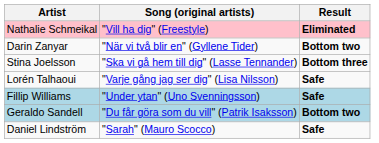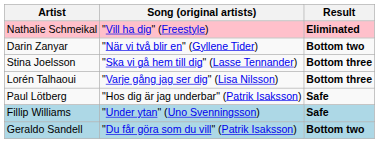(313, 79) Safe -> (339, 79) Bottom three
+ row: (37, 96)
- row: (46, 130)
